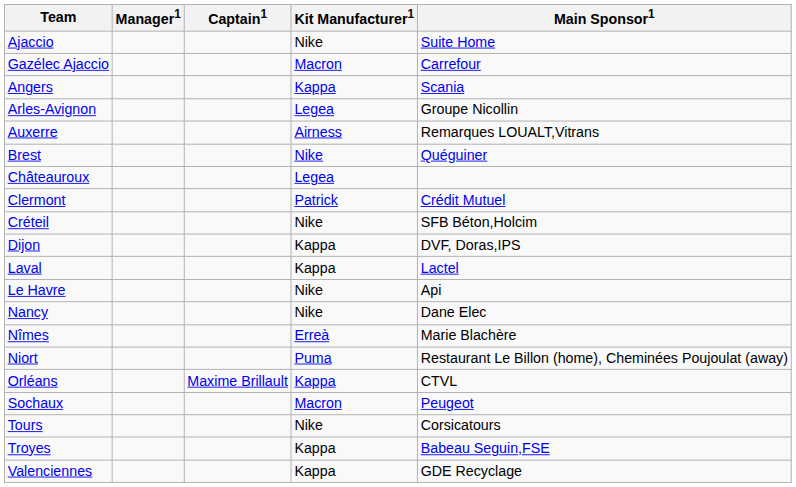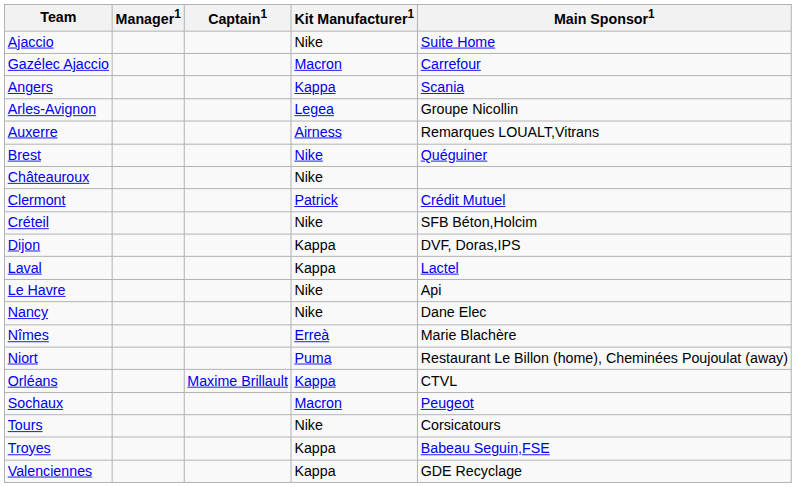(314, 177) Legea -> (309, 177) Nike
